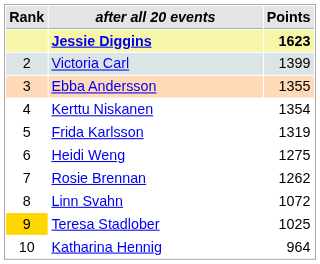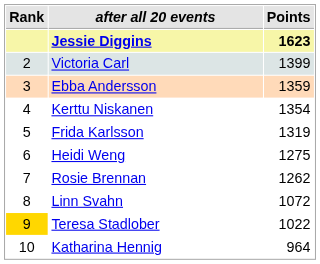(295, 87) 1355 -> (295, 87) 1359
(295, 224) 1025 -> (295, 224) 1022
